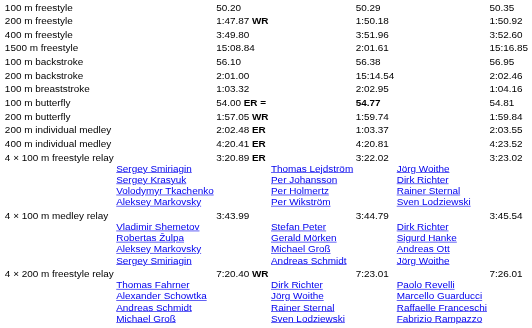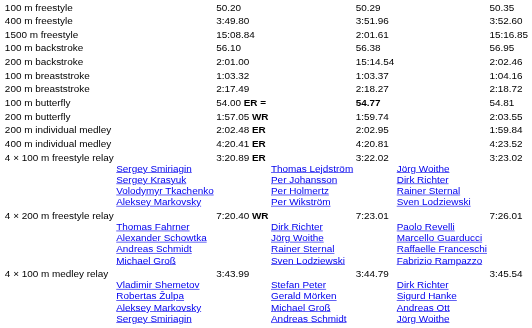- row: (39, 21)
(372, 89) 2:02.95 -> (372, 75) 1:03.37
+ row: (47, 89)
(506, 116) 1:59.84 -> (506, 116) 2:03.55
(372, 130) 1:03.37 -> (372, 130) 2:02.95
(506, 130) 2:03.55 -> (506, 130) 1:59.84
rows swapped: (59, 274) <-> (57, 215)
